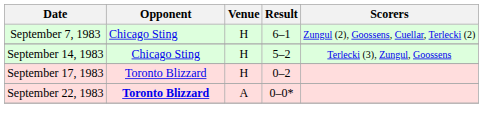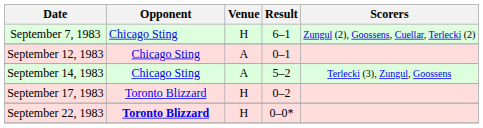+ row: (55, 54)
(244, 54) H -> (244, 73) A
(244, 93) A -> (244, 113) H
